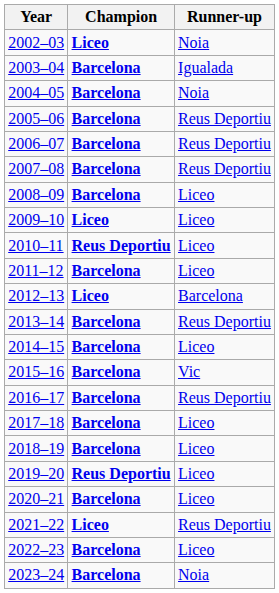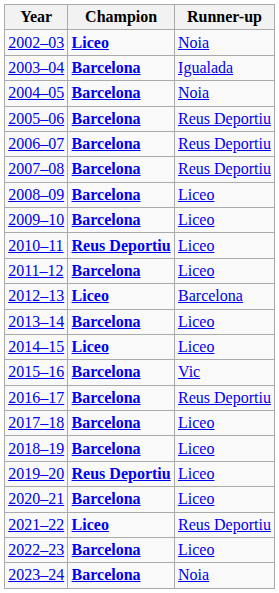(90, 220) Liceo -> (106, 220) Barcelona
(224, 321) Reus Deportiu -> (196, 321) Liceo
(106, 347) Barcelona -> (90, 347) Liceo
